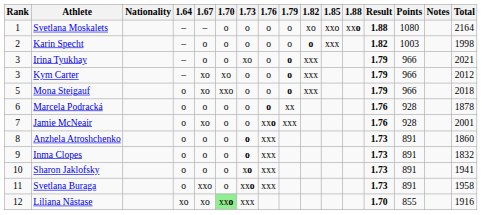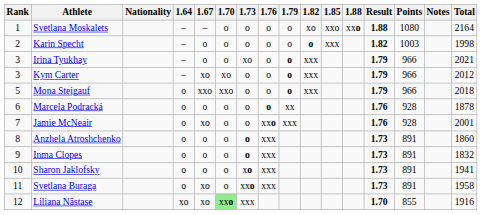(205, 91) xo -> (205, 91) xxo
(205, 186) xxo -> (205, 186) xo
